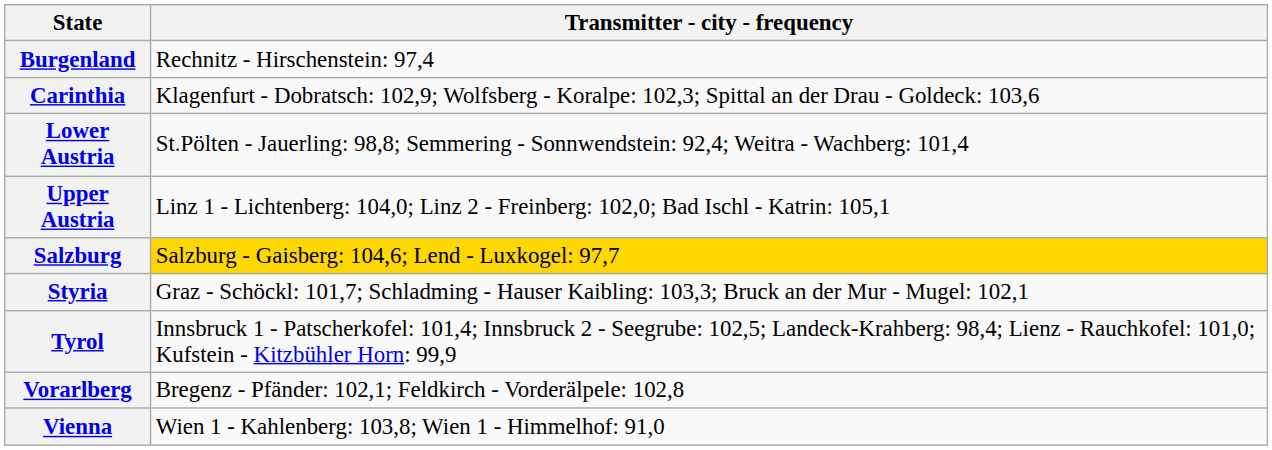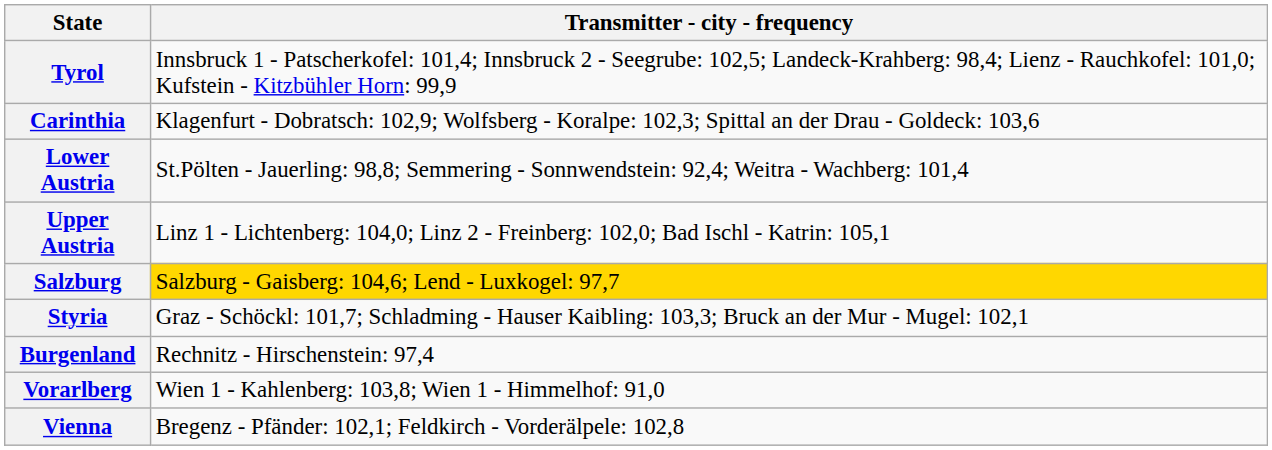rows swapped: (78, 58) <-> (78, 340)
(420, 390) Bregenz - Pfänder: 102,1; Feldkirch - Vorderälpele: 102,8 -> (410, 390) Wien 1 - Kahlenberg: 103,8; Wien 1 - Himmelhof: 91,0
(410, 426) Wien 1 - Kahlenberg: 103,8; Wien 1 - Himmelhof: 91,0 -> (420, 426) Bregenz - Pfänder: 102,1; Feldkirch - Vorderälpele: 102,8
